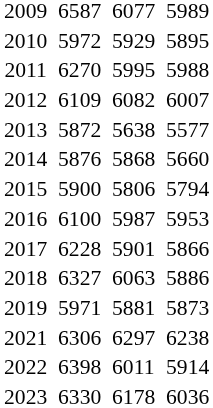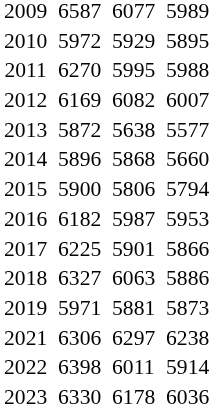(80, 100) 6109 -> (80, 100) 6169
(80, 159) 5876 -> (80, 159) 5896
(80, 218) 6100 -> (80, 218) 6182
(80, 248) 6228 -> (80, 248) 6225
